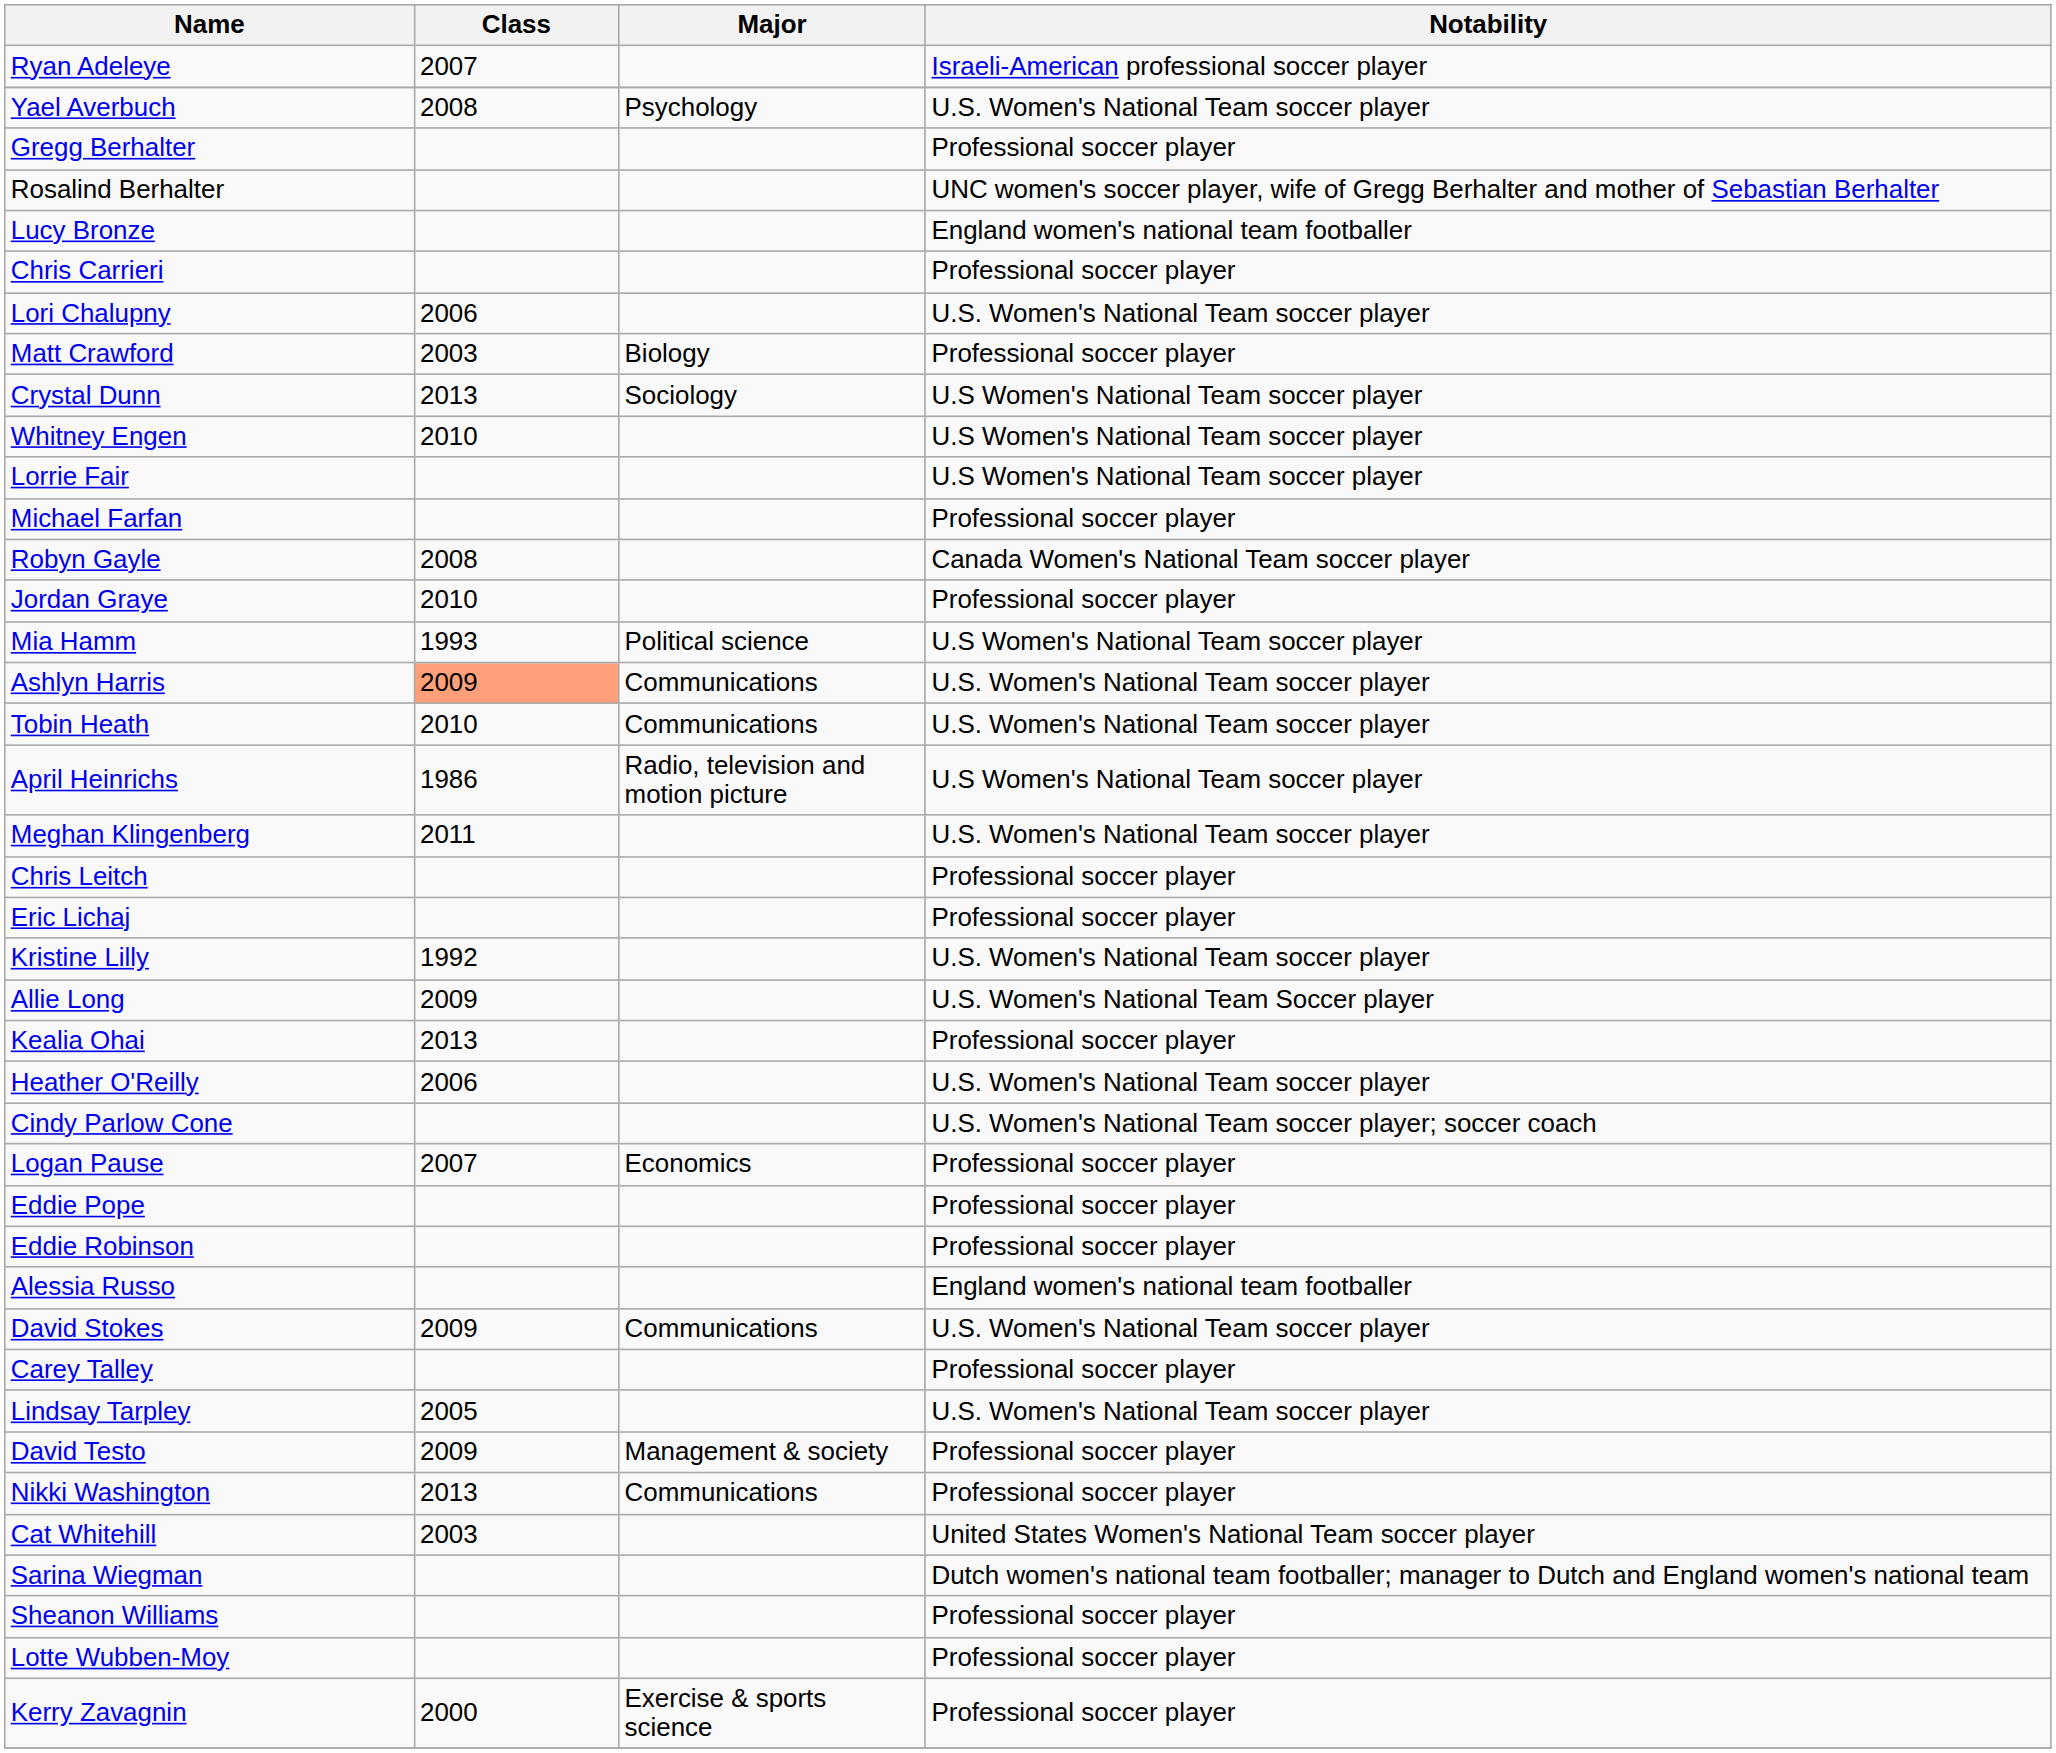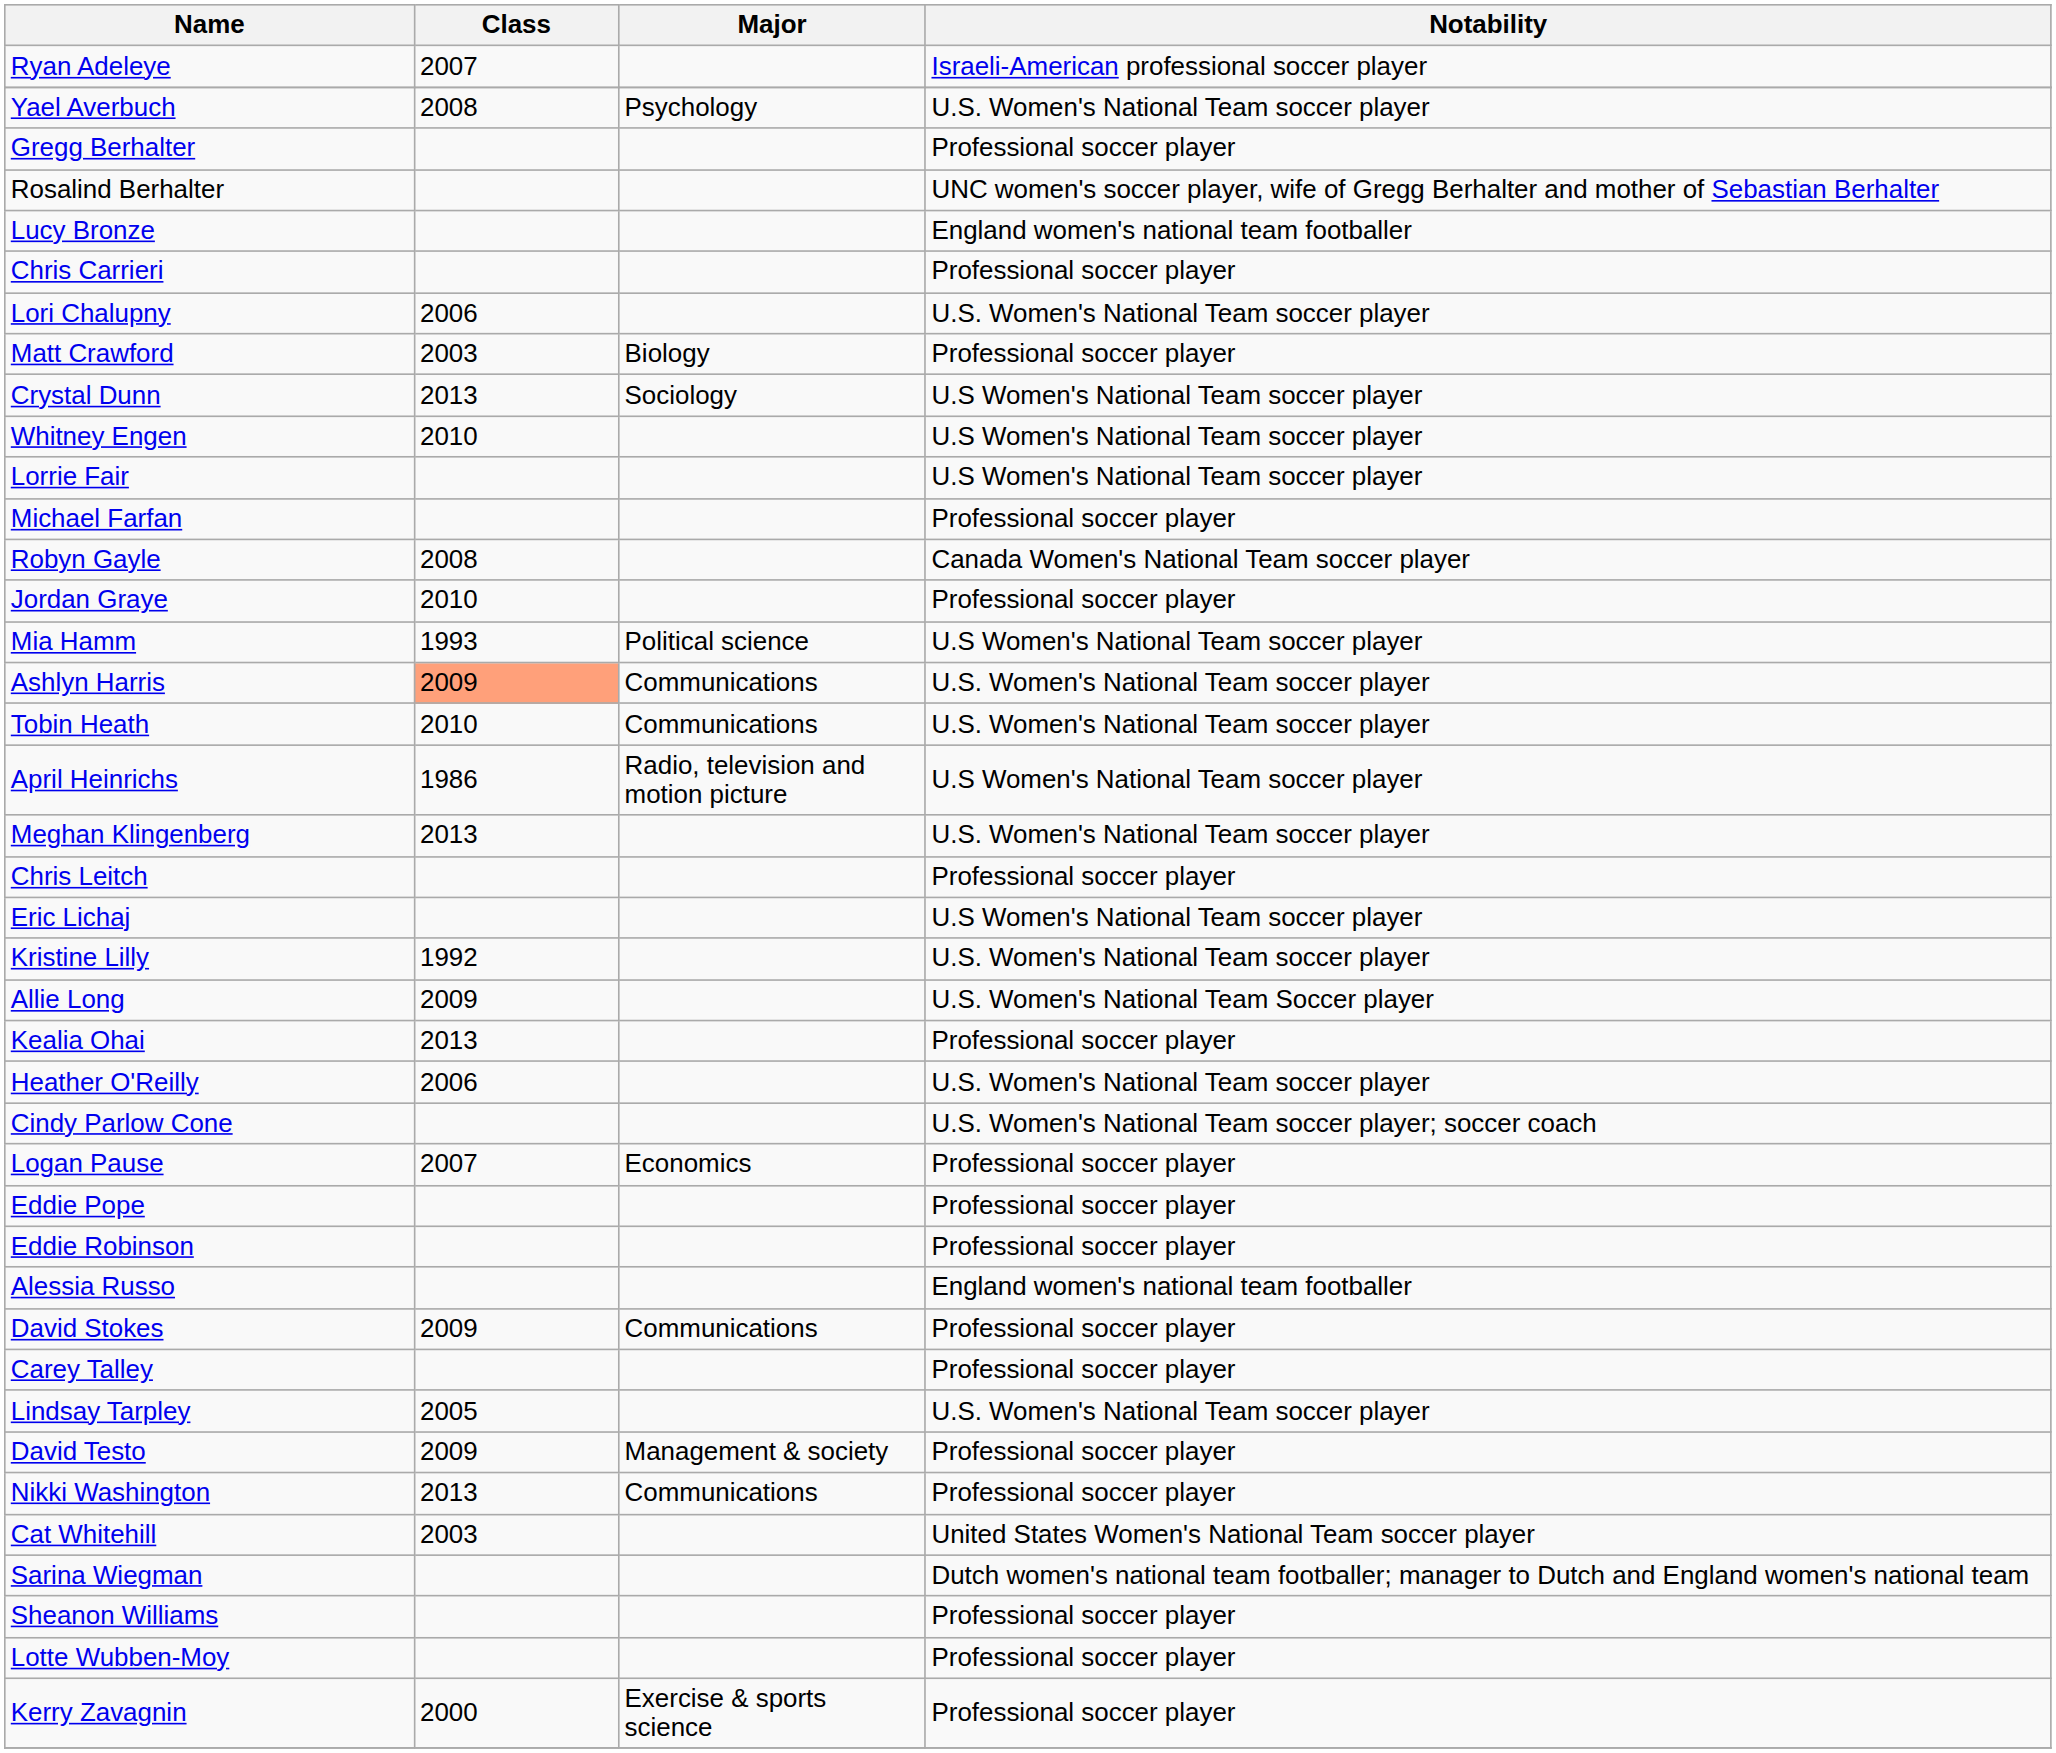(448, 835) 2011 -> (449, 835) 2013
(1083, 917) Professional soccer player -> (1177, 917) U.S Women's National Team soccer player
(1181, 1328) U.S. Women's National Team soccer player -> (1083, 1328) Professional soccer player
